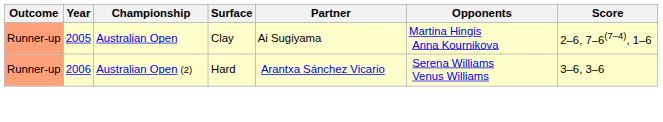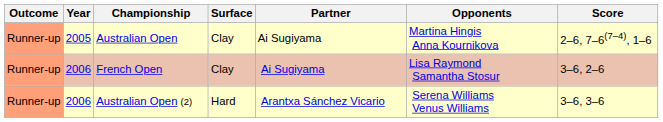+ row: (129, 69)
